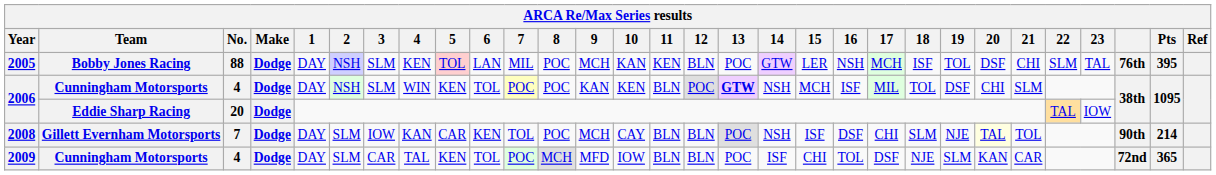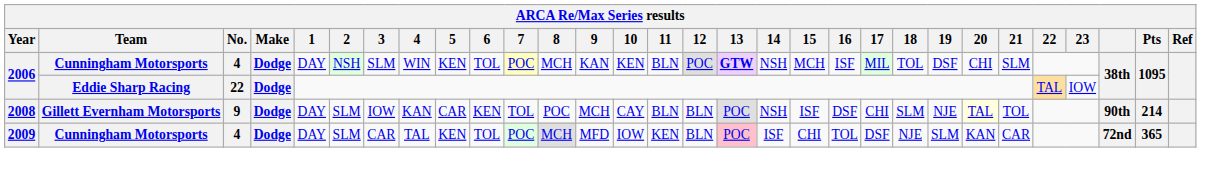- row: (22, 63)
(556, 87) POC -> (556, 63) MCH
(237, 111) 20 -> (237, 87) 22
(237, 134) 7 -> (237, 111) 9
(667, 158) BLN -> (665, 134) KEN
(738, 158) no background -> (737, 134) pink background
